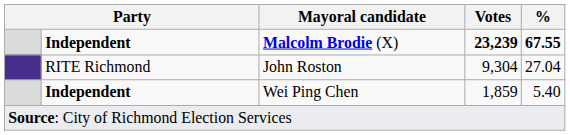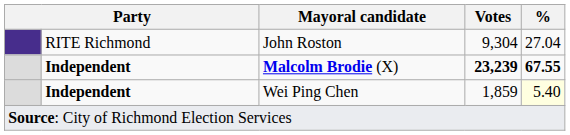rows swapped: (331, 42) <-> (302, 67)
(547, 92) no background -> (547, 92) lightyellow background
